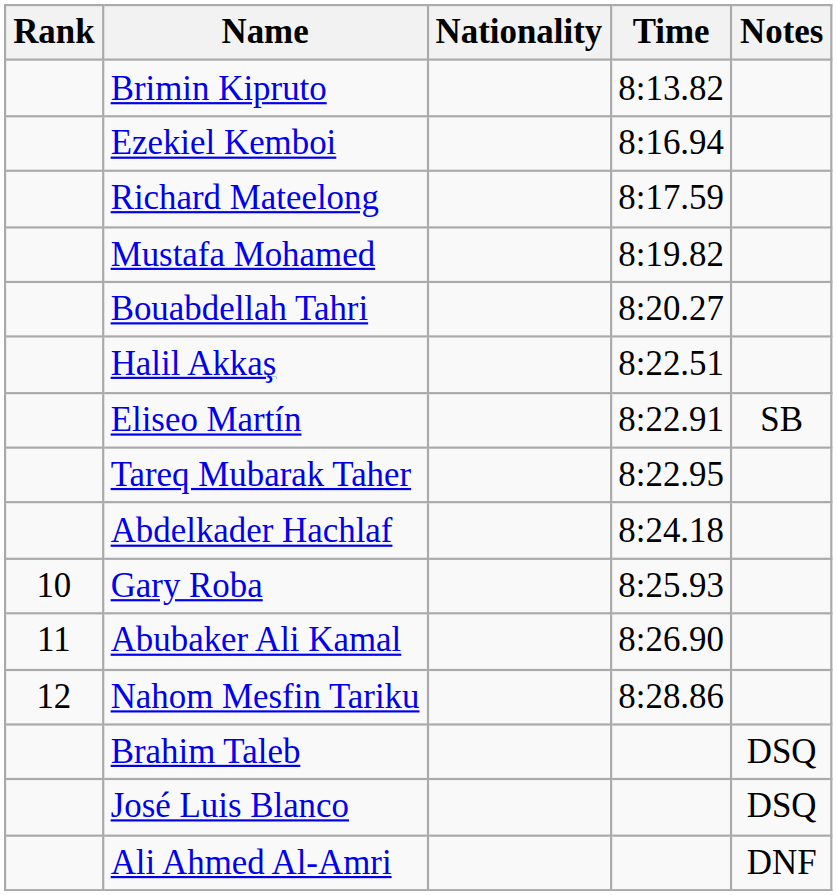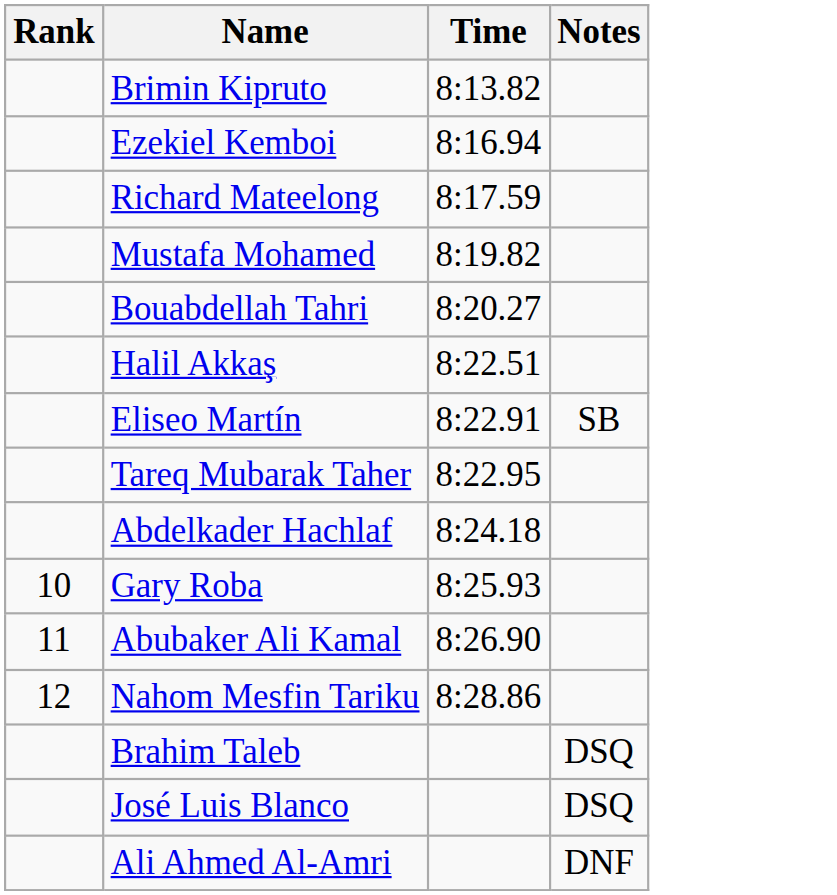- column: (519, 32)
